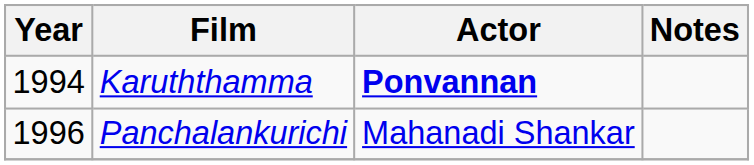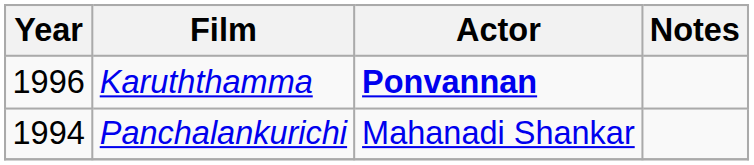(49, 81) 1994 -> (49, 81) 1996
(49, 133) 1996 -> (49, 133) 1994
